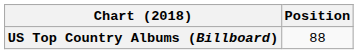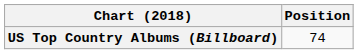(317, 38) 88 -> (317, 38) 74
